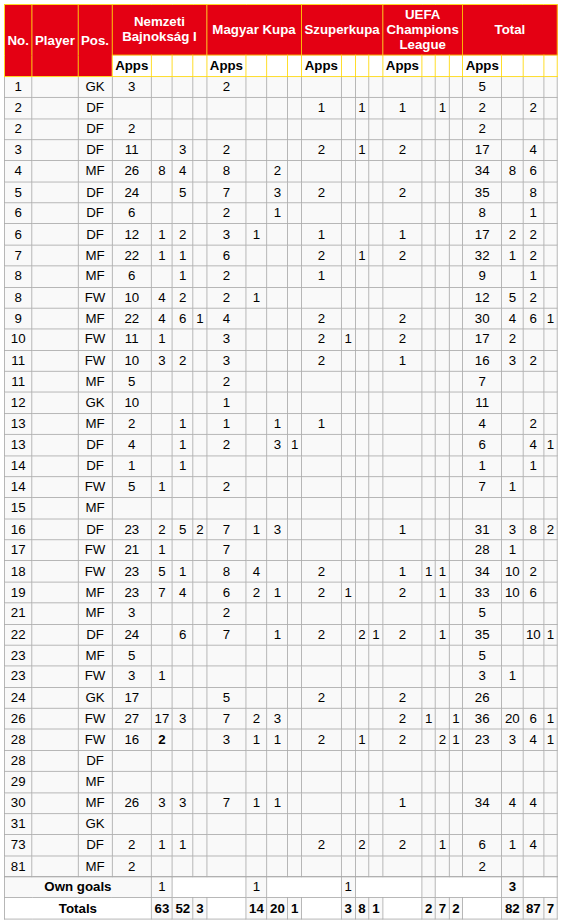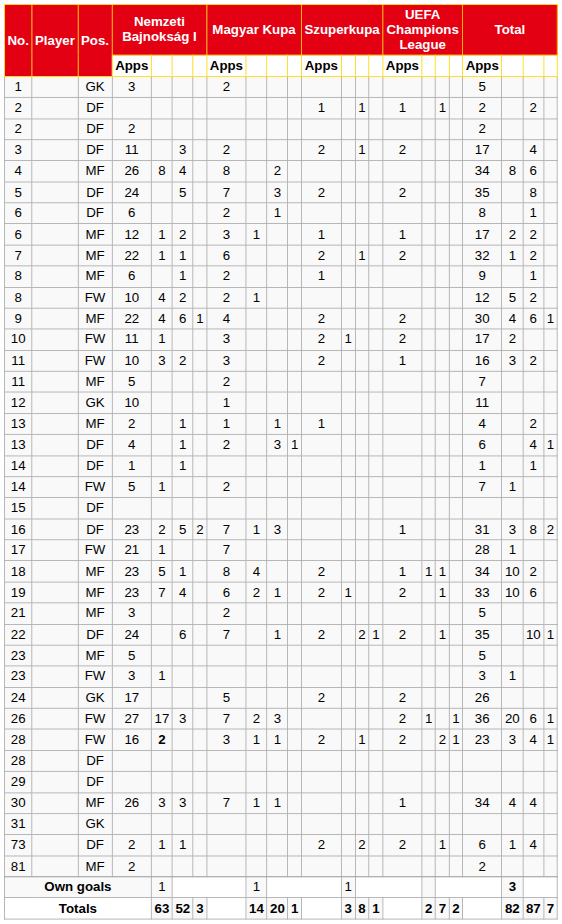(95, 234) DF -> (95, 234) MF
(95, 508) MF -> (95, 508) DF
(95, 571) FW -> (95, 571) MF
(95, 782) MF -> (95, 782) DF
